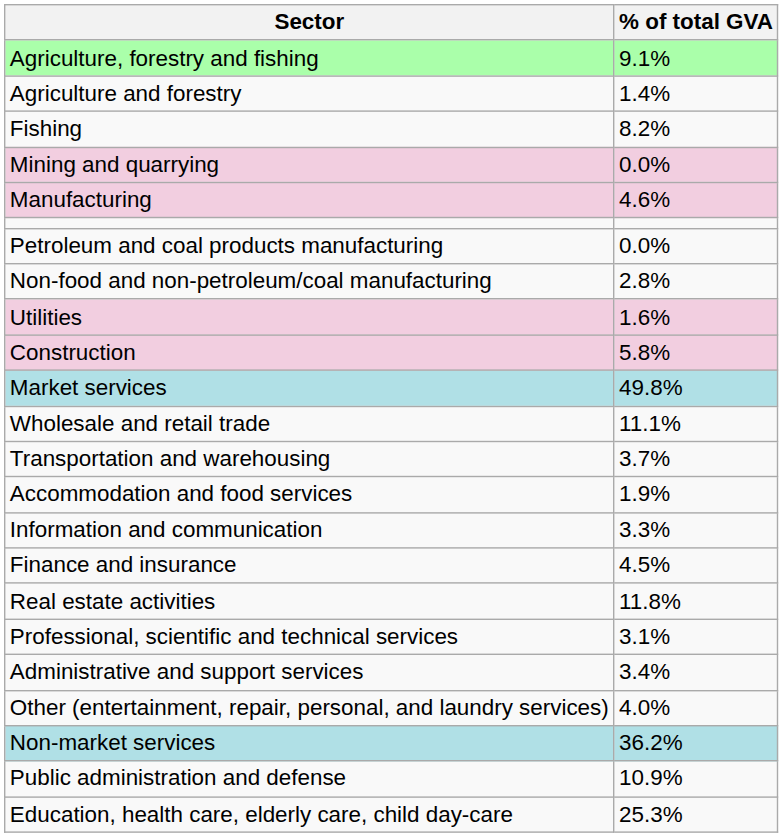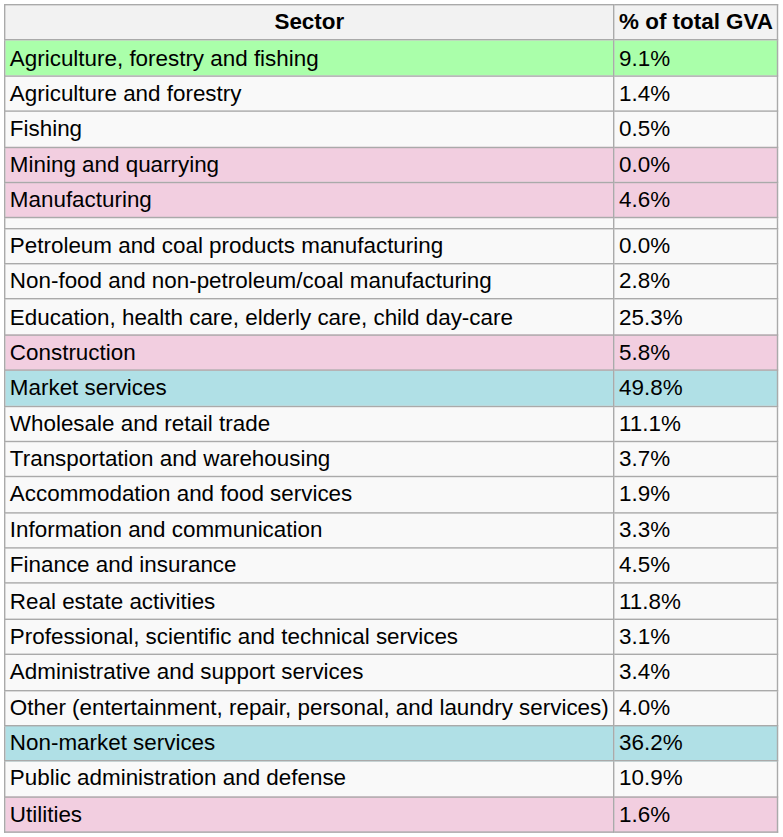(645, 128) 8.2% -> (645, 128) 0.5%
rows swapped: (46, 316) <-> (261, 814)
